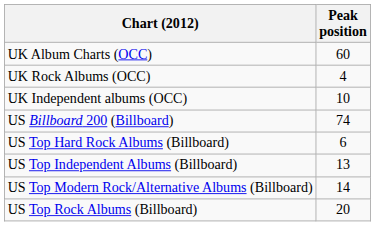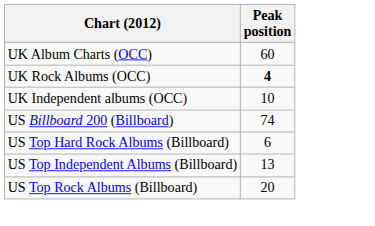(343, 76) normal -> (268, 76) bold
- row: (160, 187)
